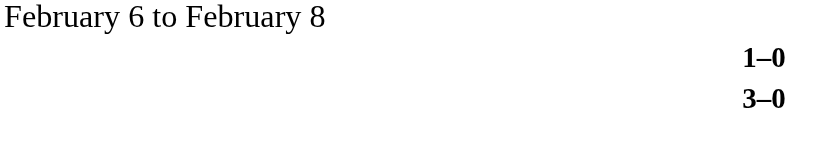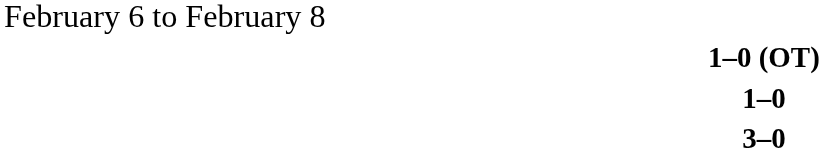+ row: (764, 57)
